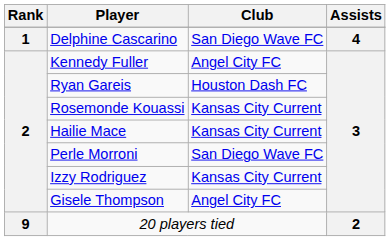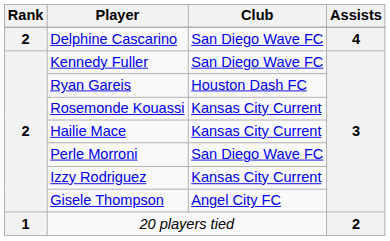(26, 39) 1 -> (26, 39) 2
(236, 62) Angel City FC -> (257, 62) San Diego Wave FC
(26, 223) 9 -> (26, 223) 1
